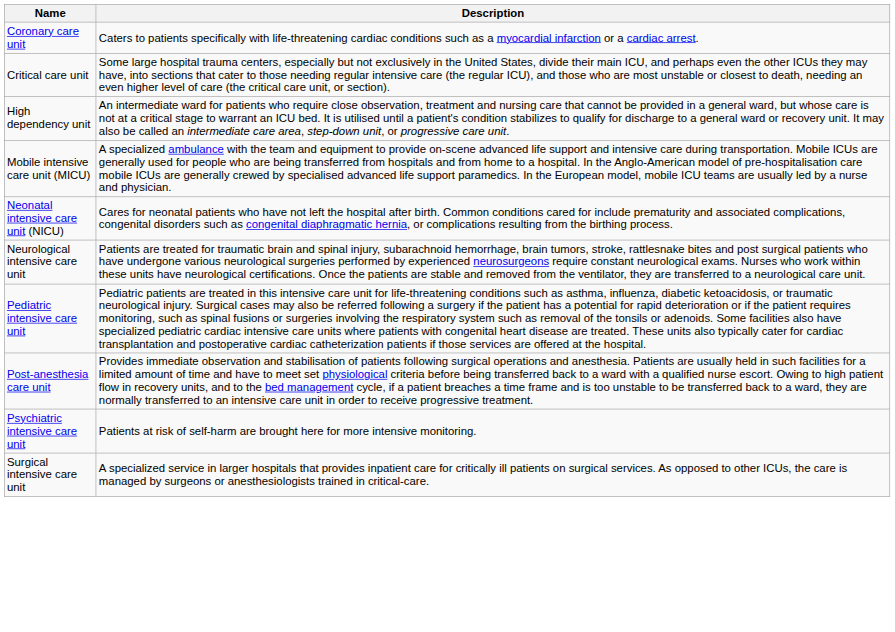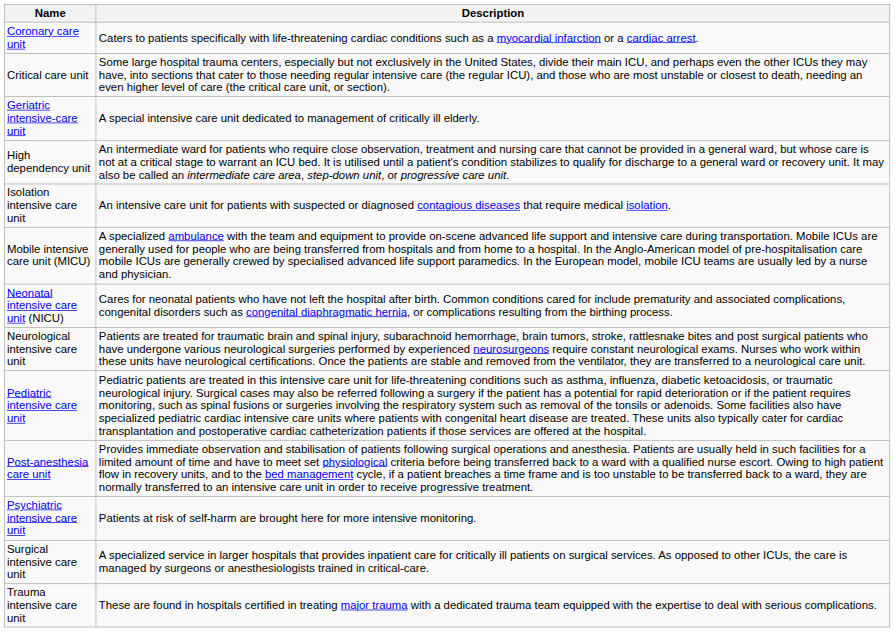+ row: (42, 118)
+ row: (42, 205)
+ row: (42, 605)
